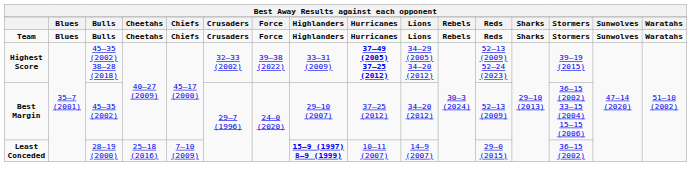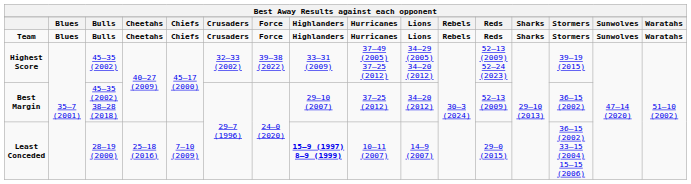(104, 62) 45–35 (2002) 38–28 (2018) -> (104, 62) 45–35 (2002)
(374, 62) bold -> (374, 62) normal
(104, 111) 45–35 (2002) -> (104, 102) 45–35 (2002) 38–28 (2018)
(571, 111) 36–15 (2002) 33–15 (2004) 15–15 (2006) -> (571, 102) 36–15 (2002)
(571, 151) 36–15 (2002) -> (571, 151) 36–15 (2002) 33–15 (2004) 15–15 (2006)
